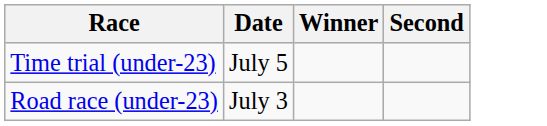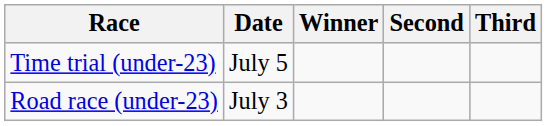+ column: (505, 23)
